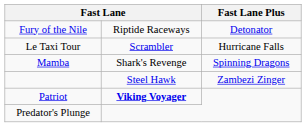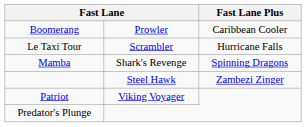+ row: (54, 29)
- row: (53, 29)
(151, 96) bold -> (151, 96) normal
